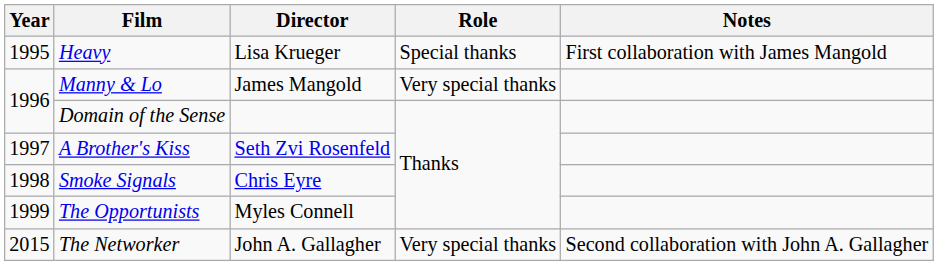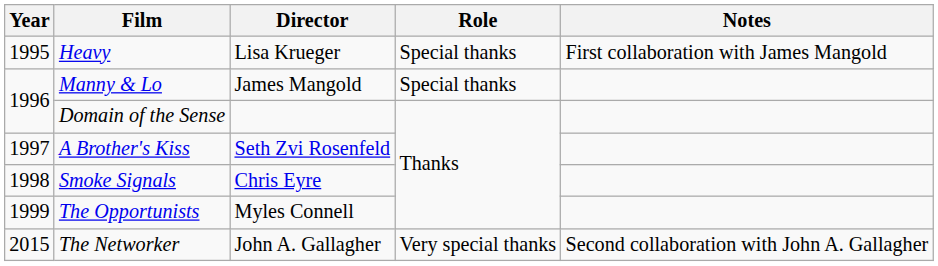(478, 84) Very special thanks -> (458, 84) Special thanks
